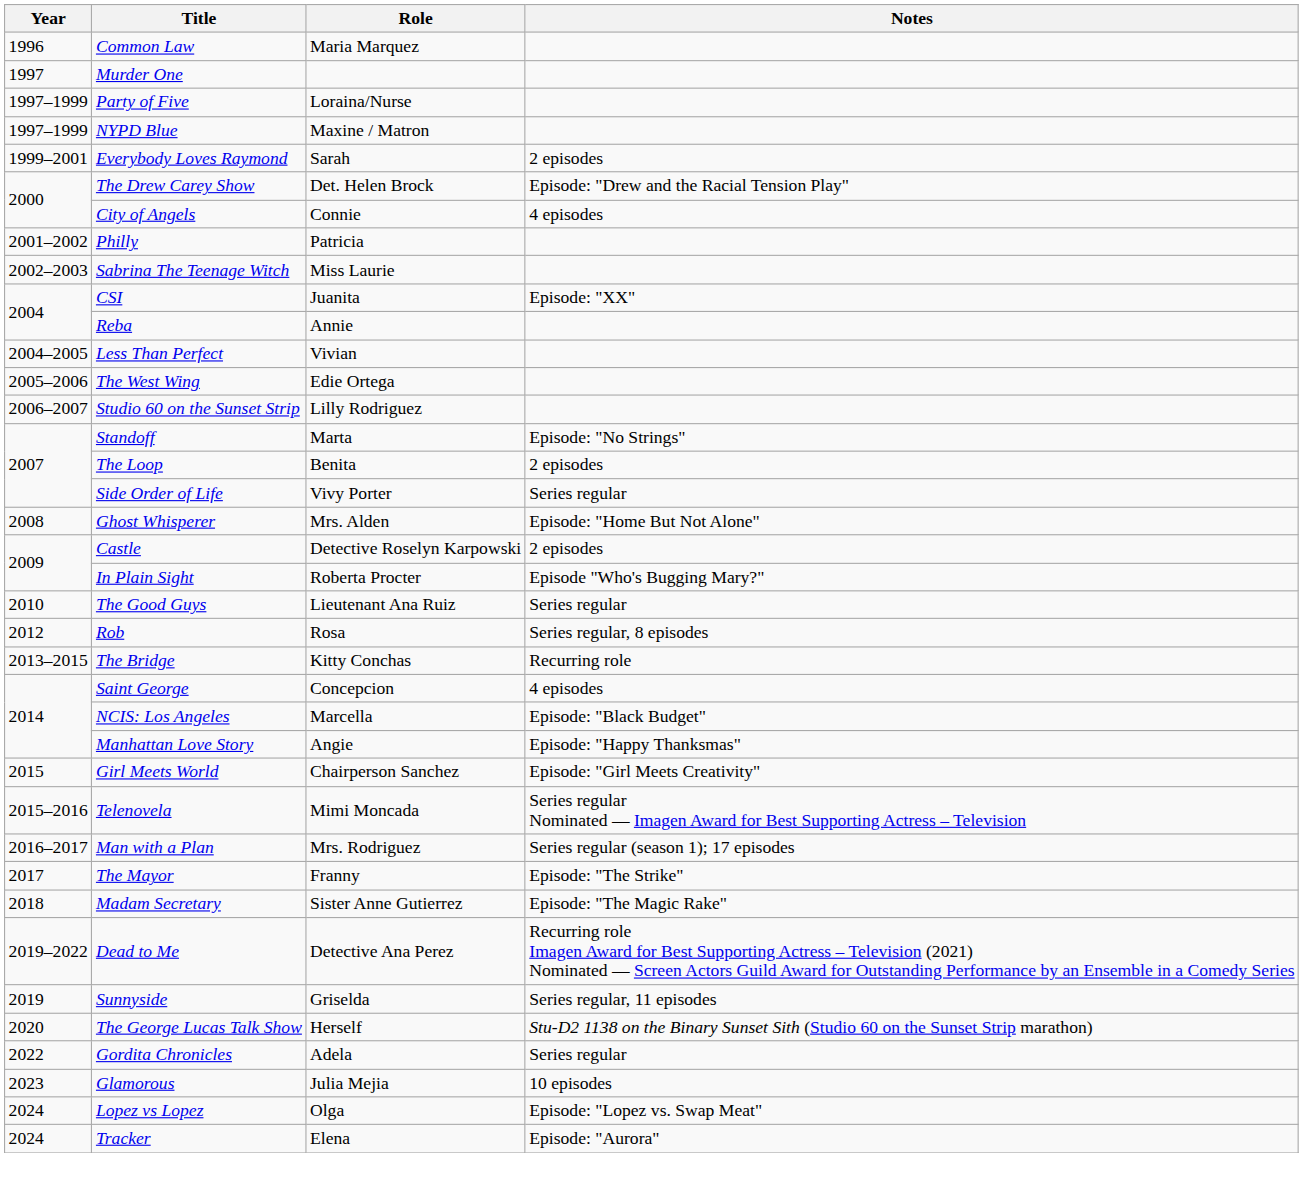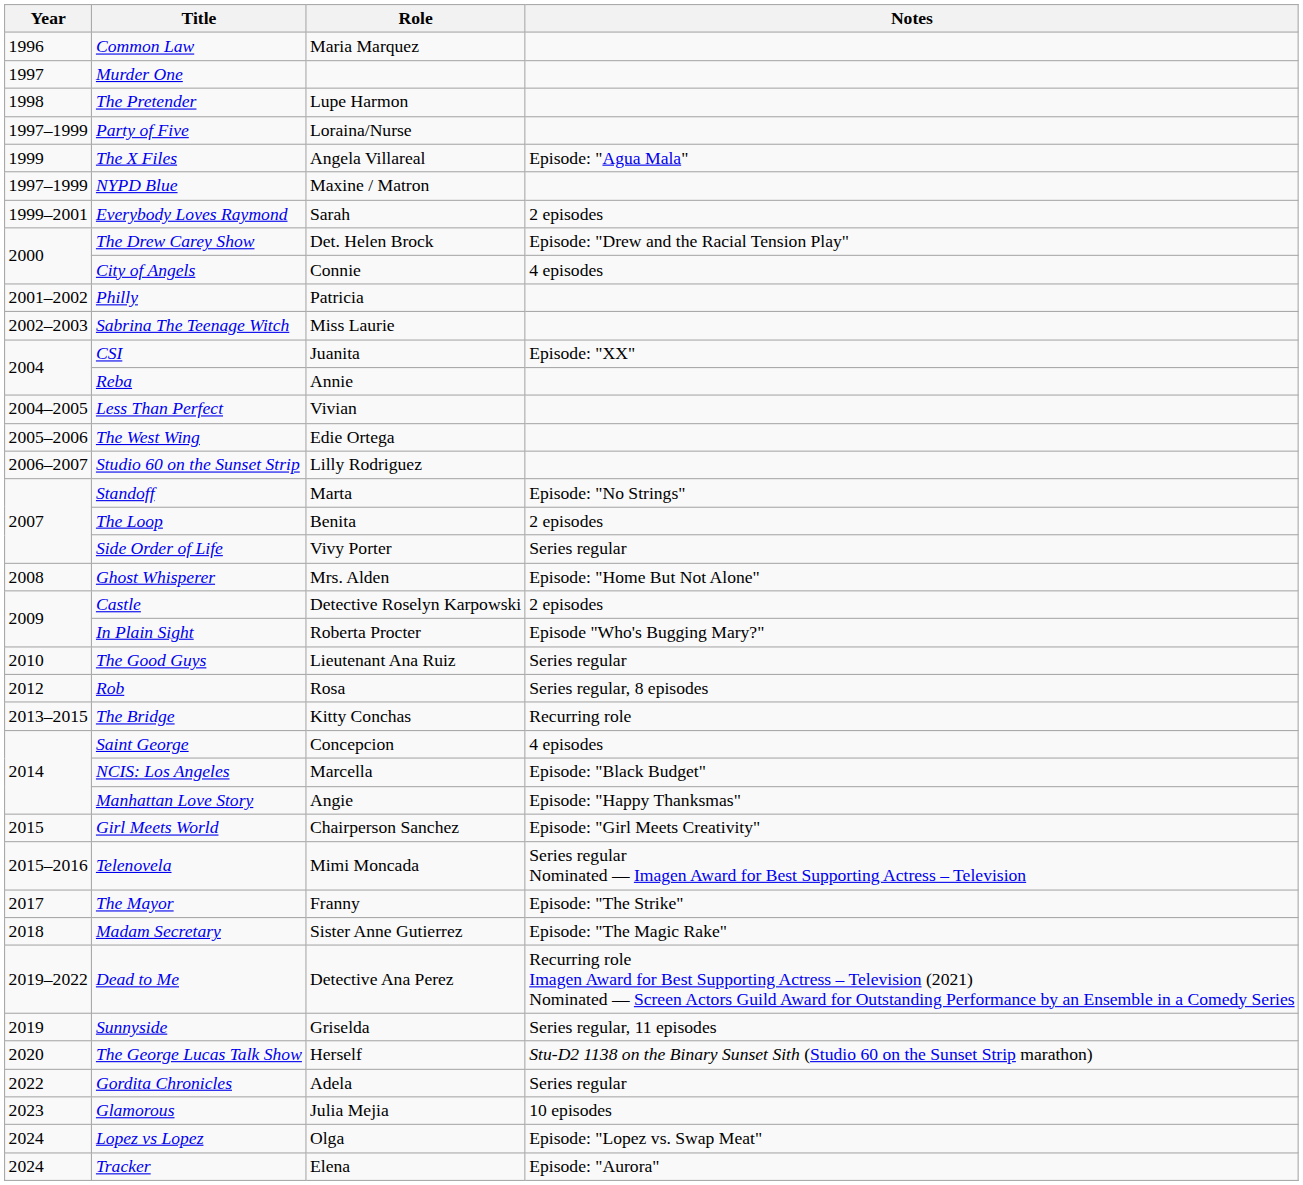+ row: (146, 102)
+ row: (136, 158)
- row: (155, 847)
